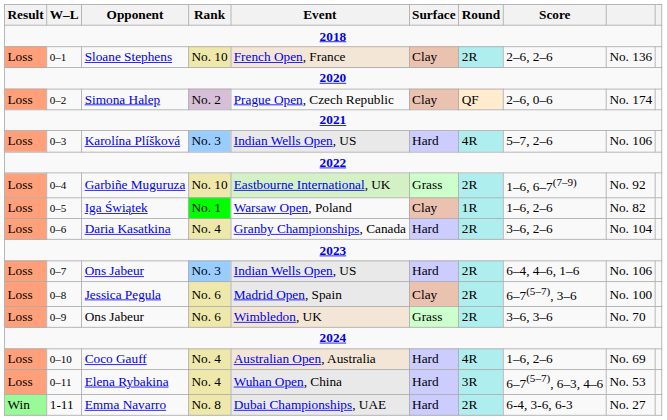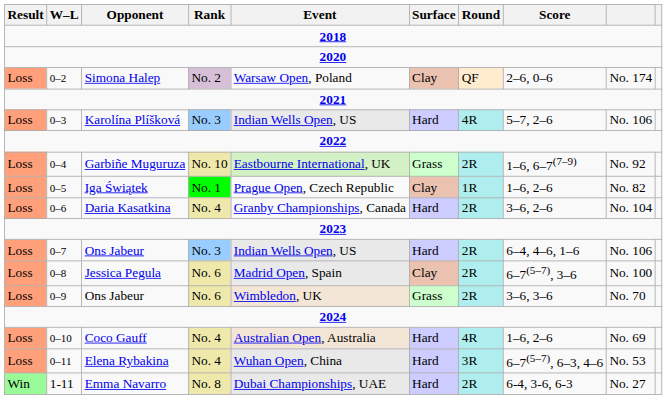- row: (58, 57)
(314, 99) Prague Open, Czech Republic -> (293, 78) Warsaw Open, Poland
(293, 208) Warsaw Open, Poland -> (314, 187) Prague Open, Czech Republic
